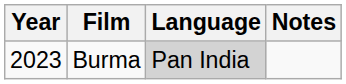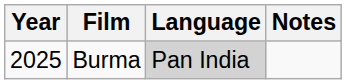(36, 59) 2023 -> (36, 59) 2025
